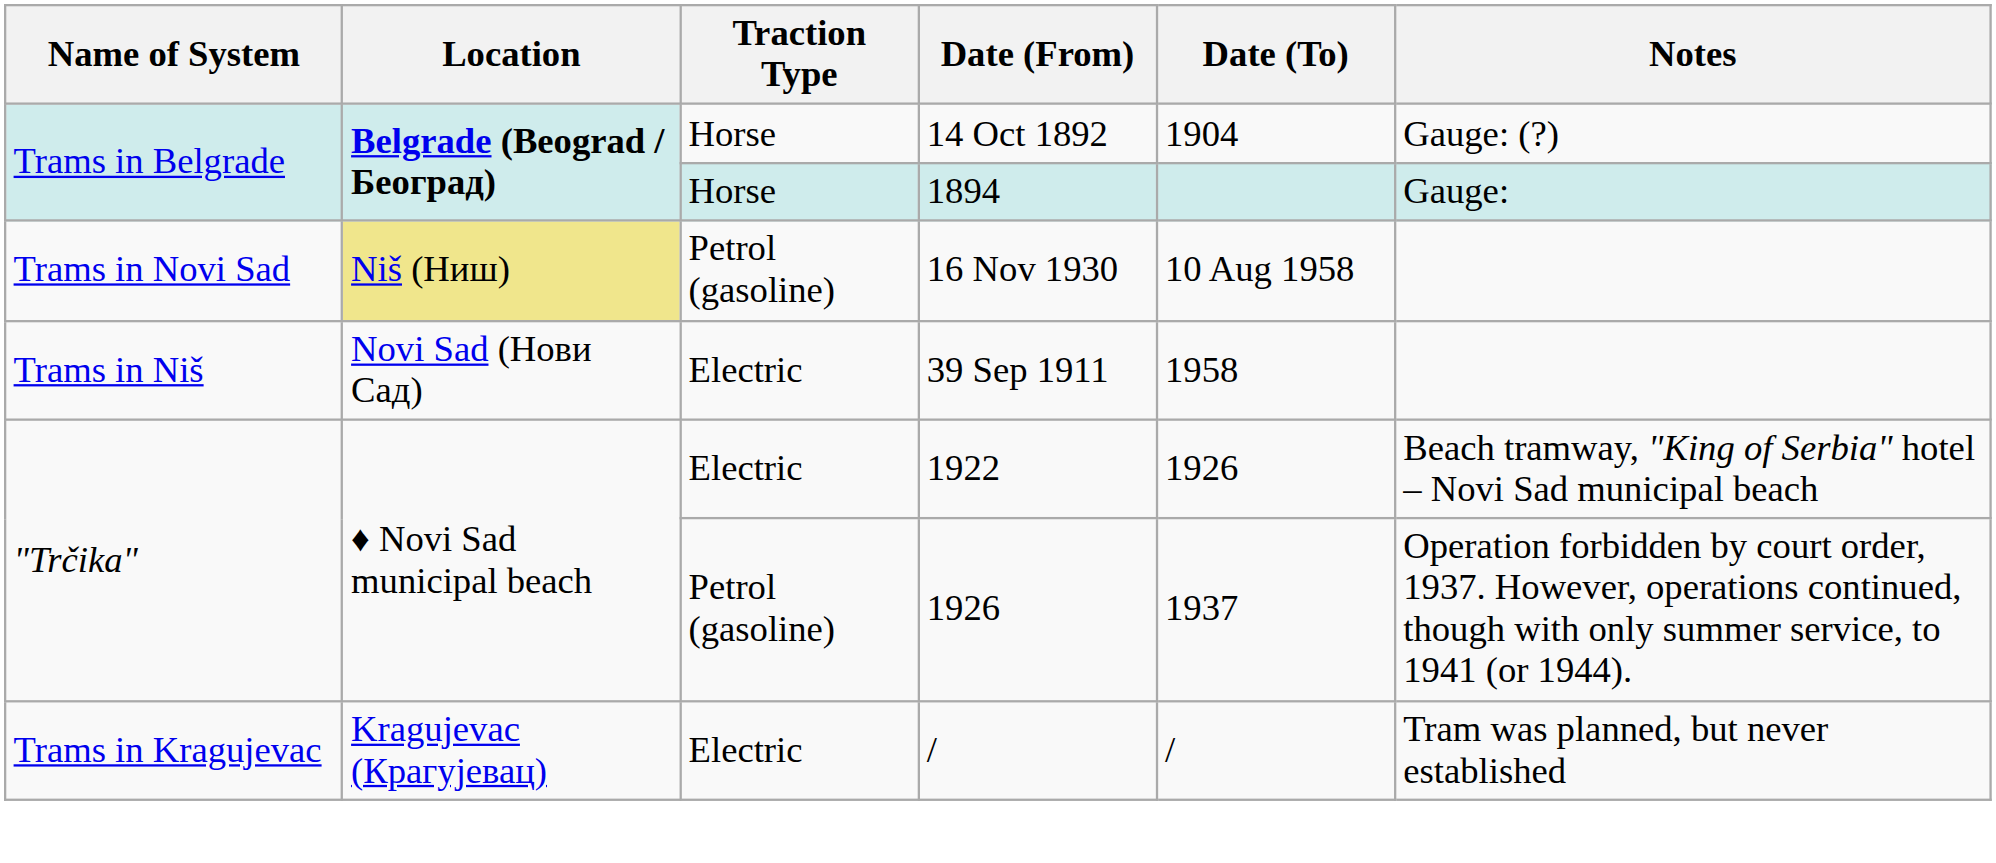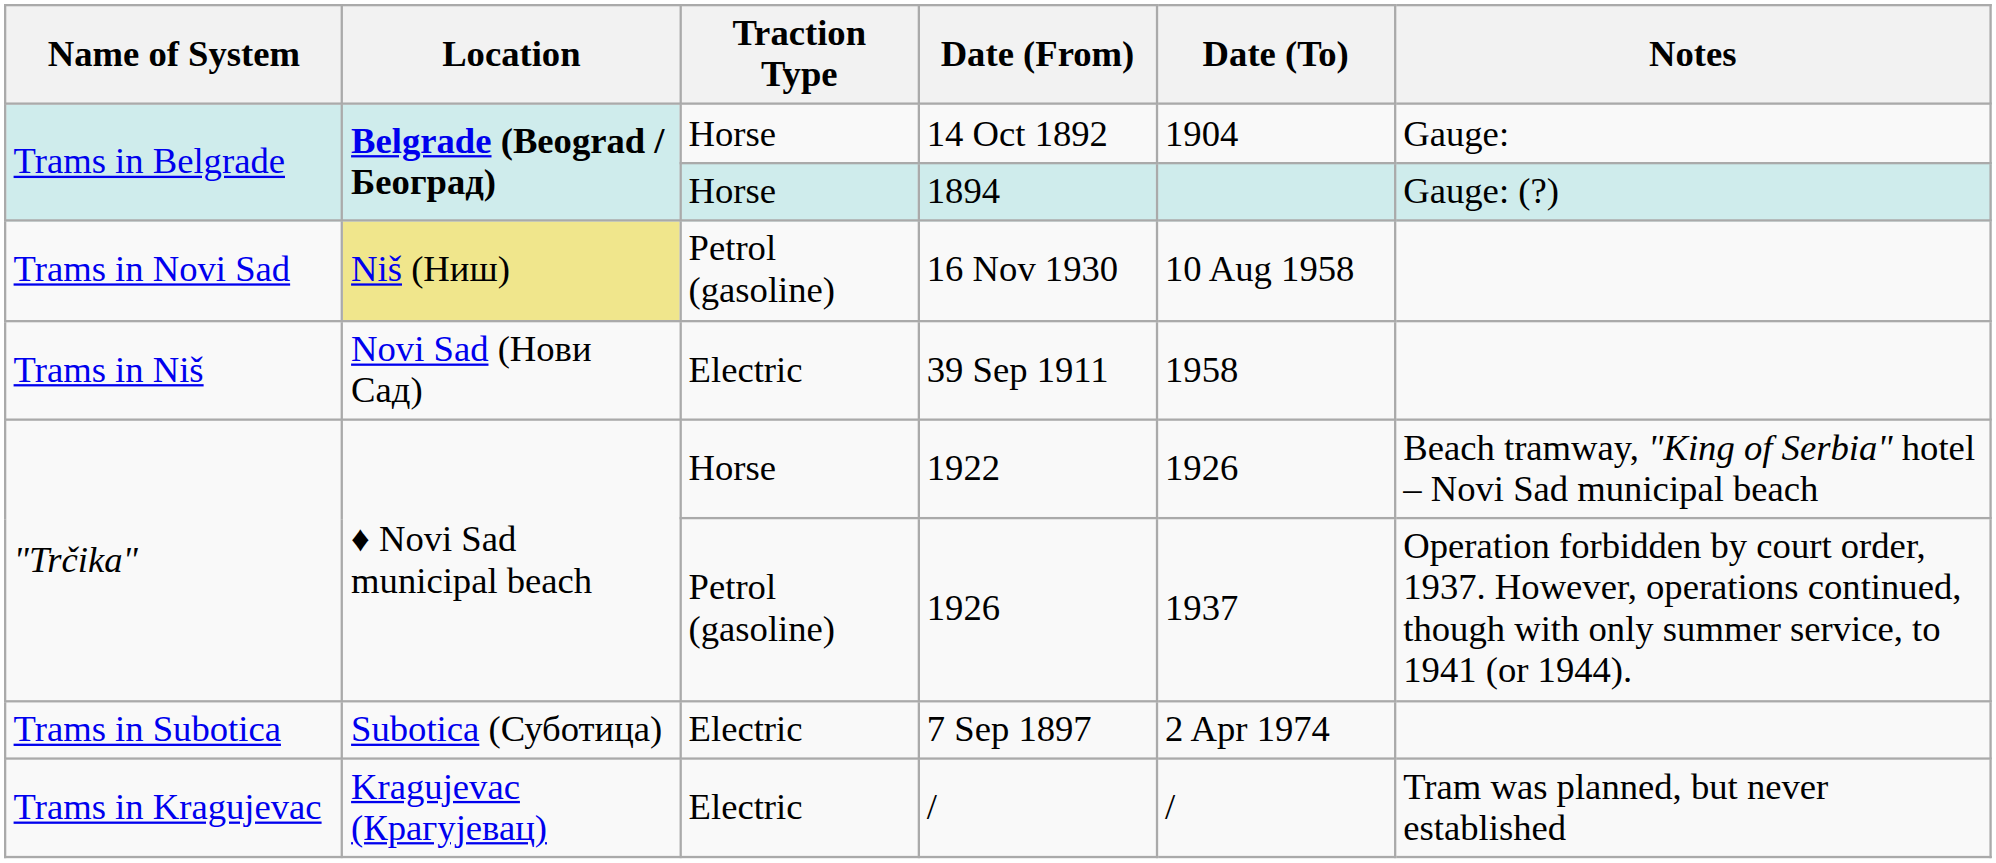(1481, 132) Gauge: (?) -> (1456, 132) Gauge:
(1456, 190) Gauge: -> (1481, 190) Gauge: (?)
(746, 468) Electric -> (732, 468) Horse
+ row: (1009, 728)
